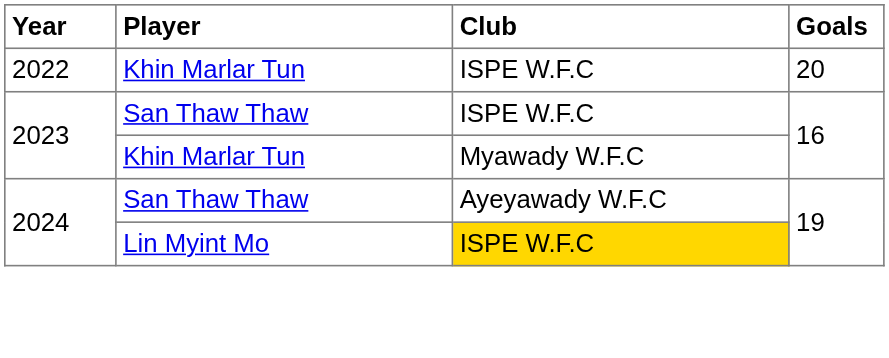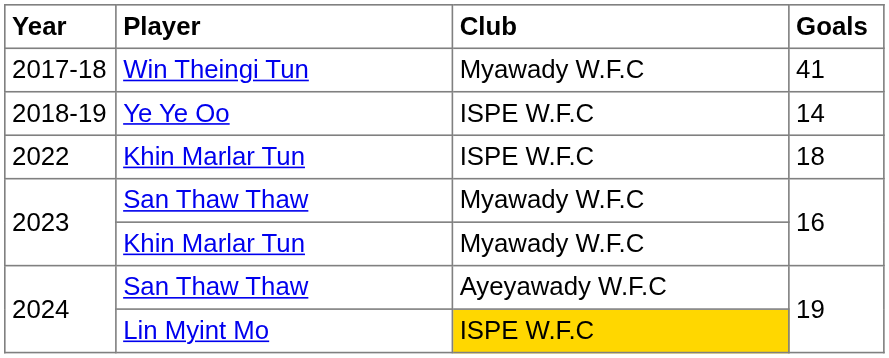+ row: (59, 69)
+ row: (59, 113)
(810, 69) 20 -> (810, 156) 18
(527, 113) ISPE W.F.C -> (552, 200) Myawady W.F.C
